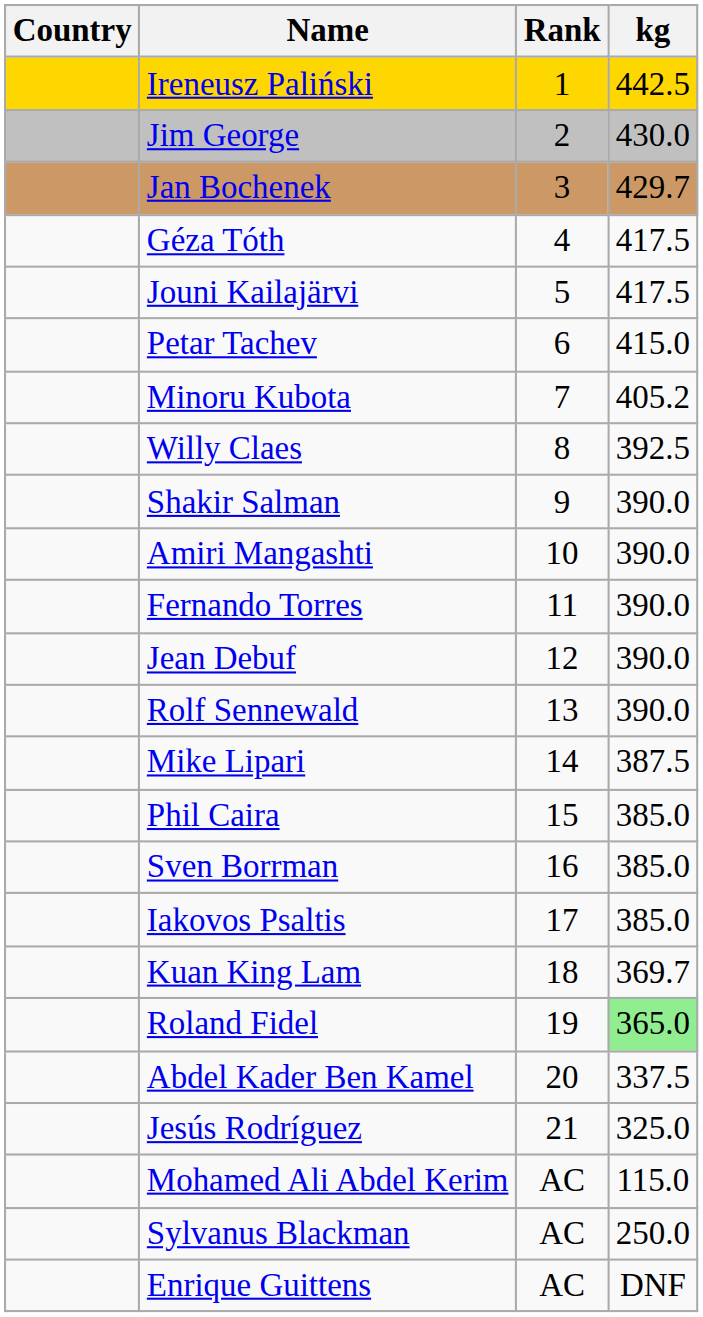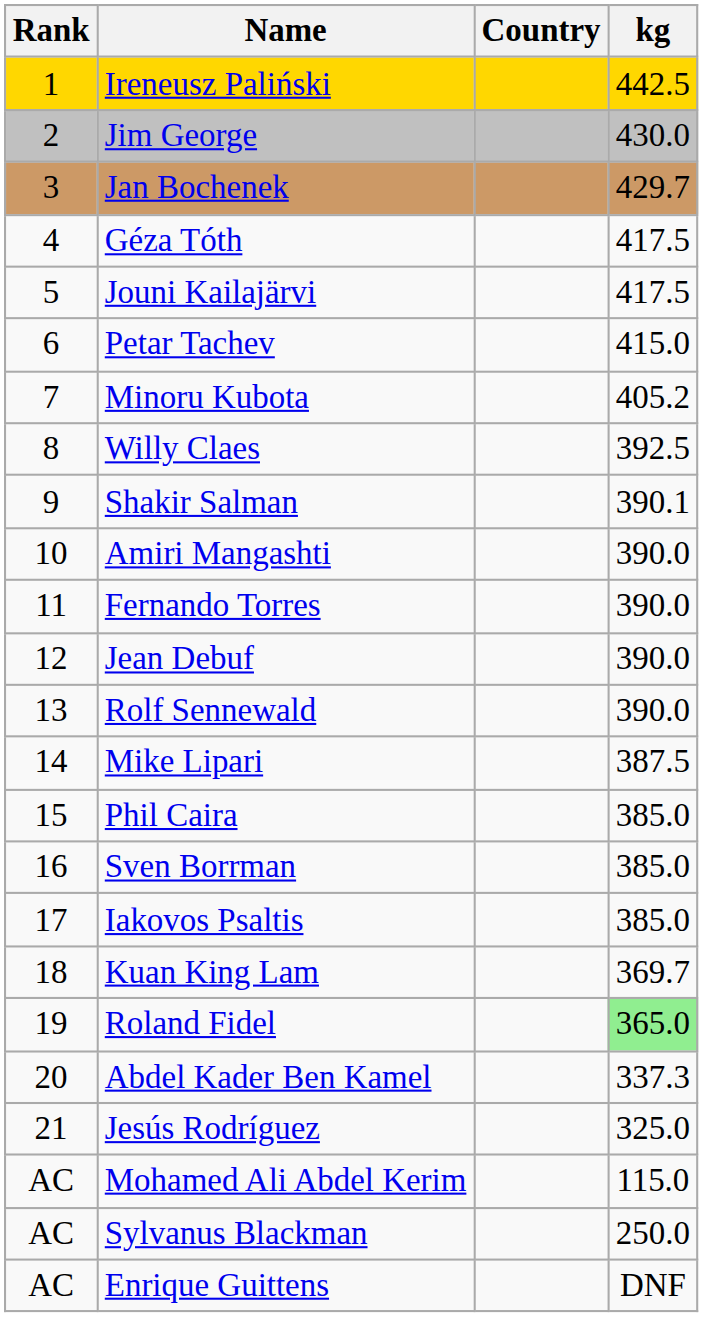columns swapped: (562, 30) <-> (72, 30)
(653, 501) 390.0 -> (653, 501) 390.1
(653, 1076) 337.5 -> (653, 1076) 337.3
